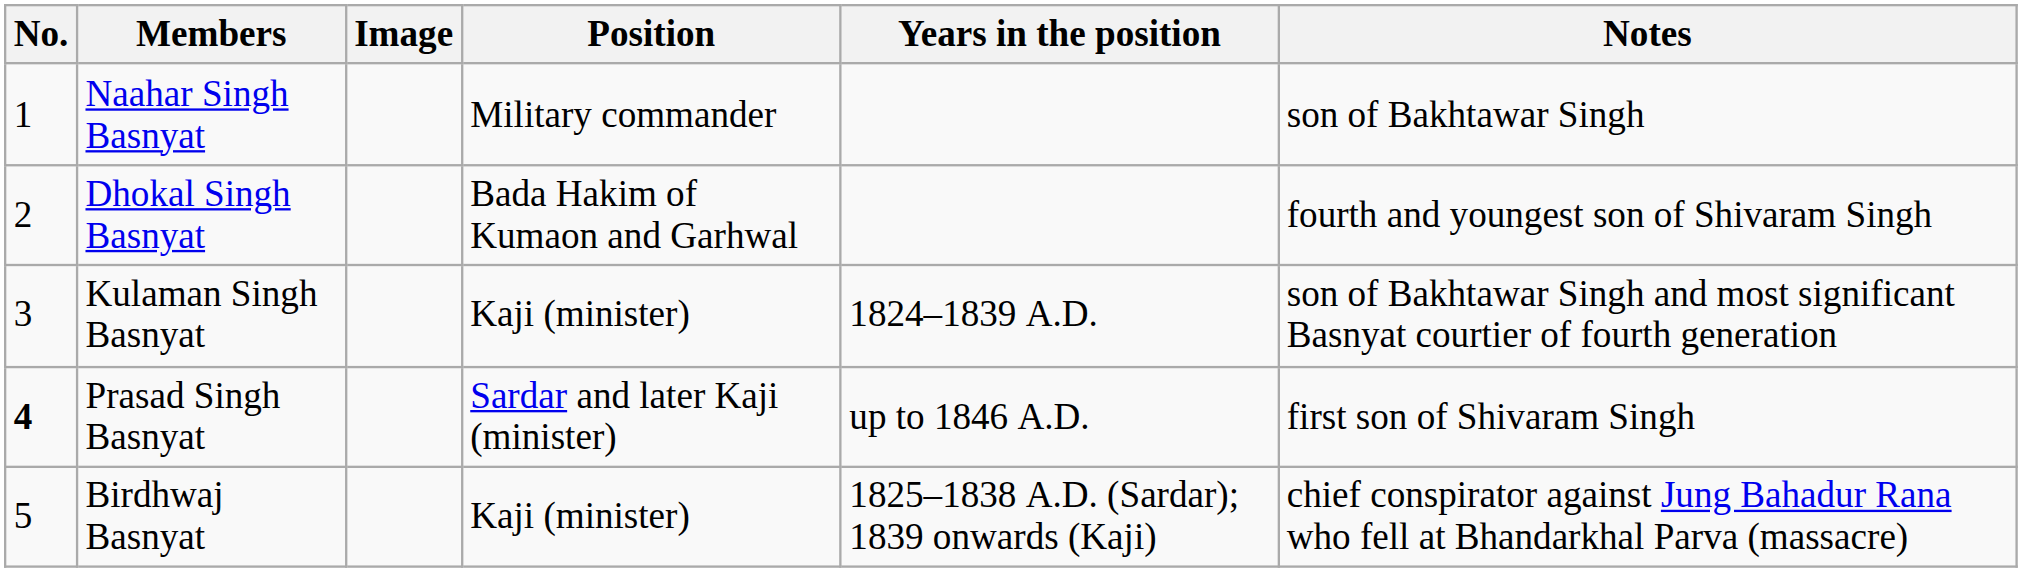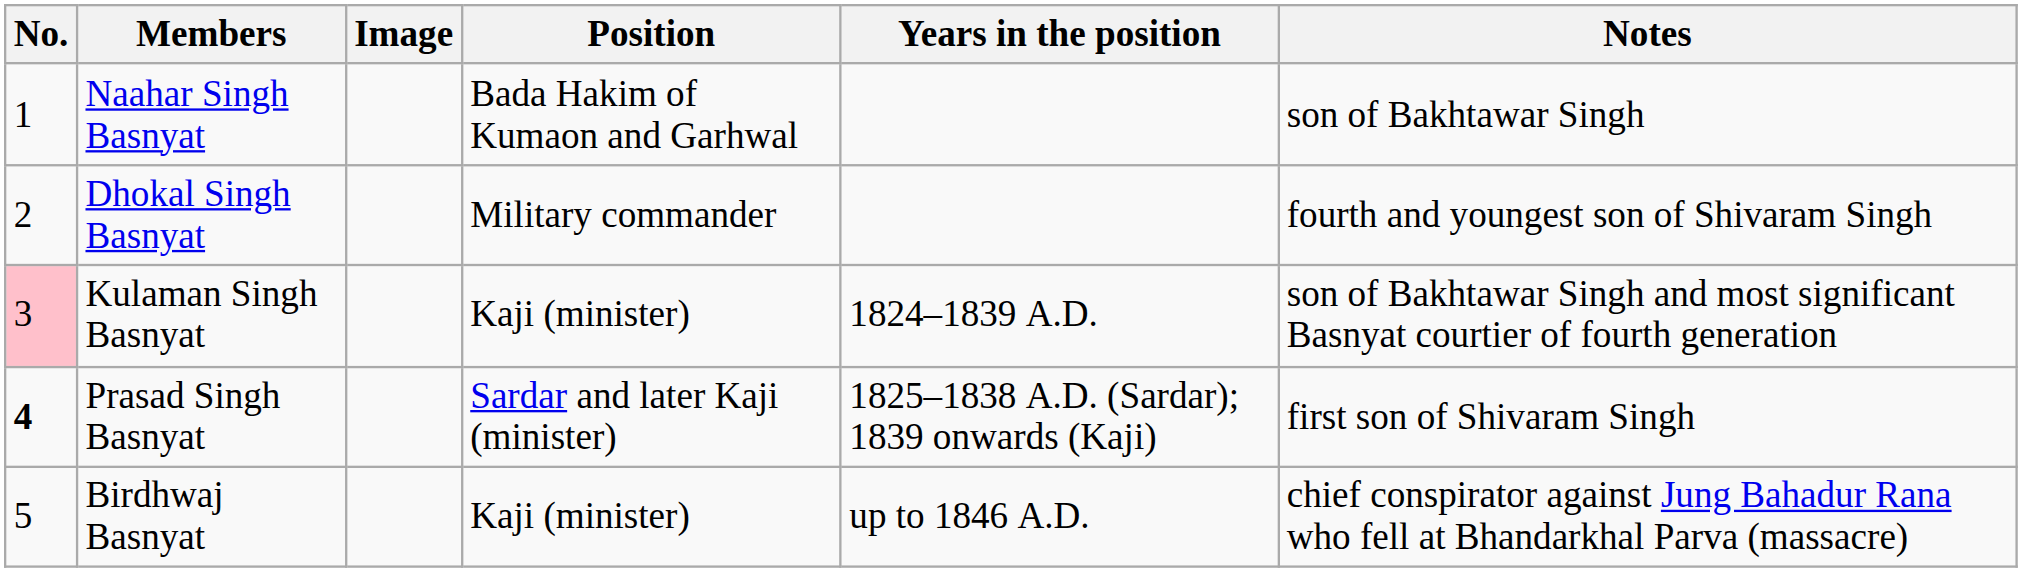(623, 113) Military commander -> (634, 113) Bada Hakim of Kumaon and Garhwal
(634, 214) Bada Hakim of Kumaon and Garhwal -> (623, 214) Military commander
(23, 314) no background -> (23, 314) pink background
(969, 415) up to 1846 A.D. -> (1044, 415) 1825–1838 A.D. (Sardar); 1839 onwards (Kaji)
(1044, 516) 1825–1838 A.D. (Sardar); 1839 onwards (Kaji) -> (969, 516) up to 1846 A.D.
